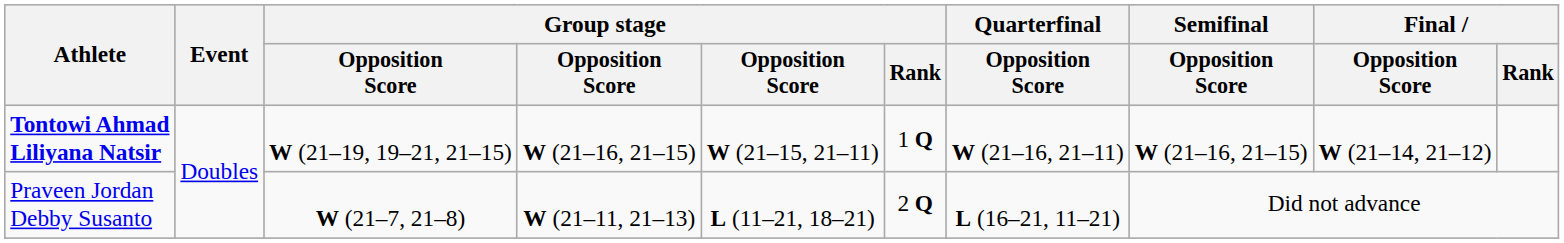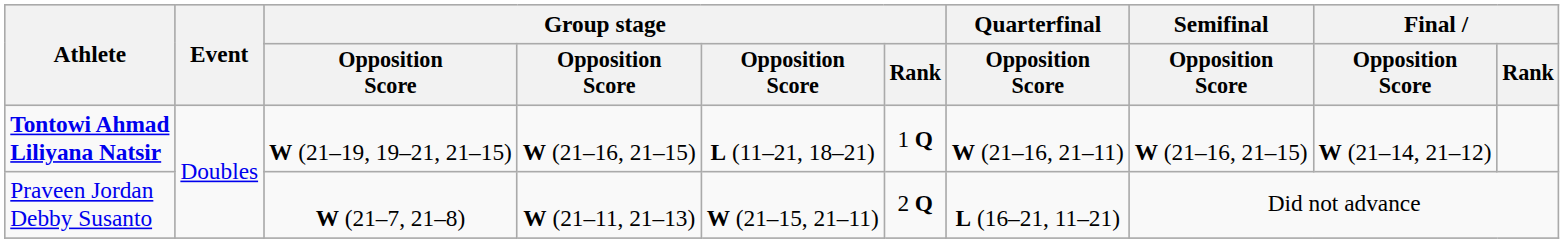(793, 152) W (21–15, 21–11) -> (793, 152) L (11–21, 18–21)
(793, 218) L (11–21, 18–21) -> (793, 218) W (21–15, 21–11)
